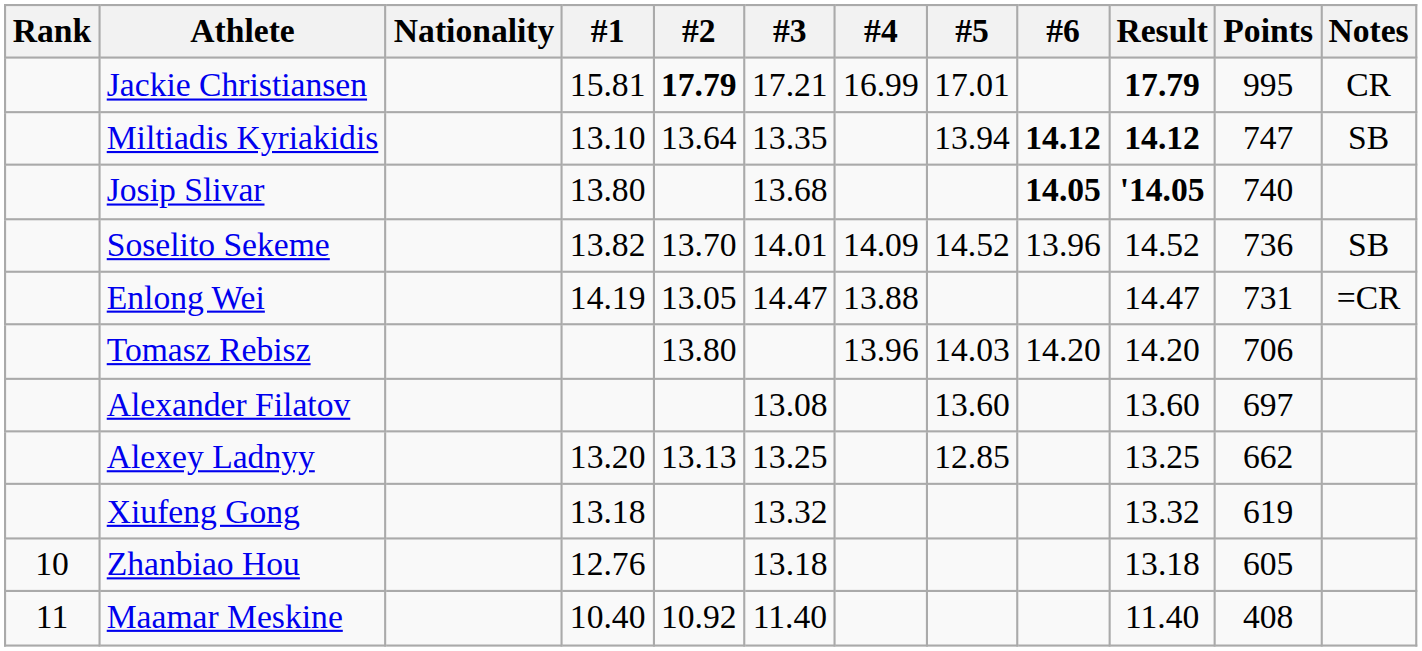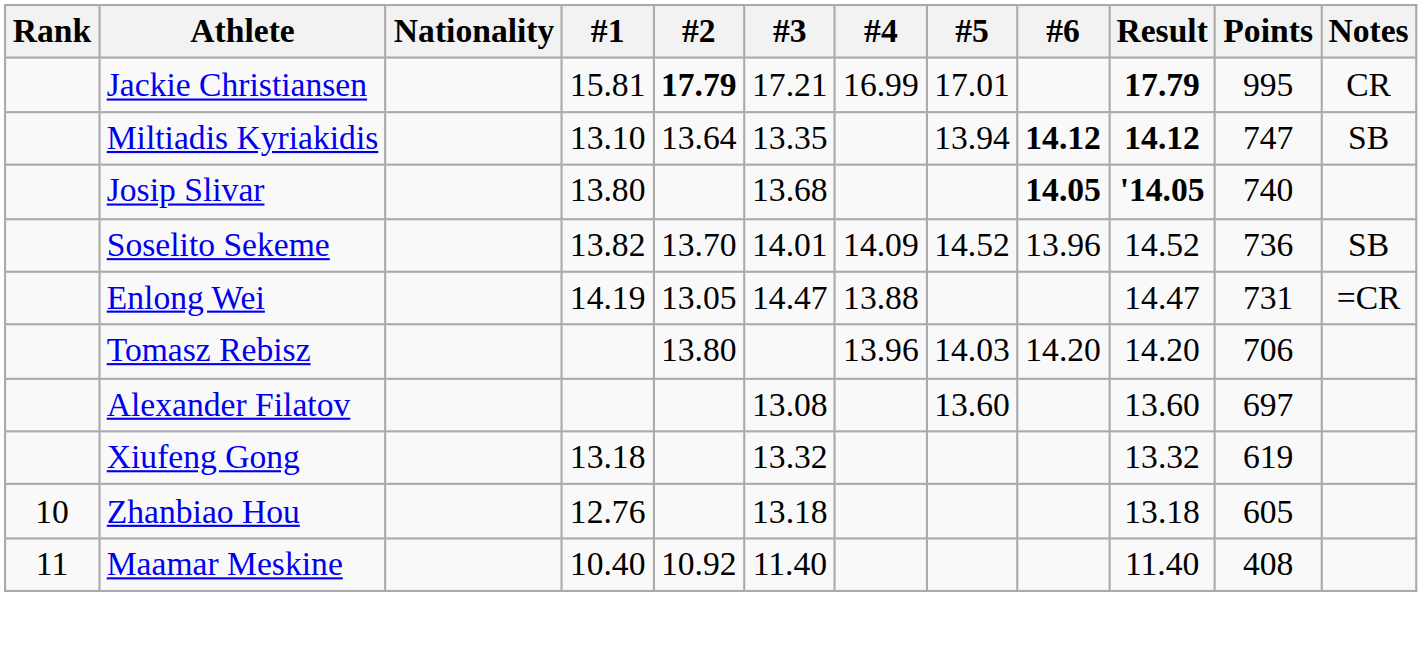- row: (211, 457)
